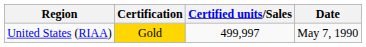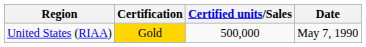(240, 33) 499,997 -> (240, 33) 500,000
